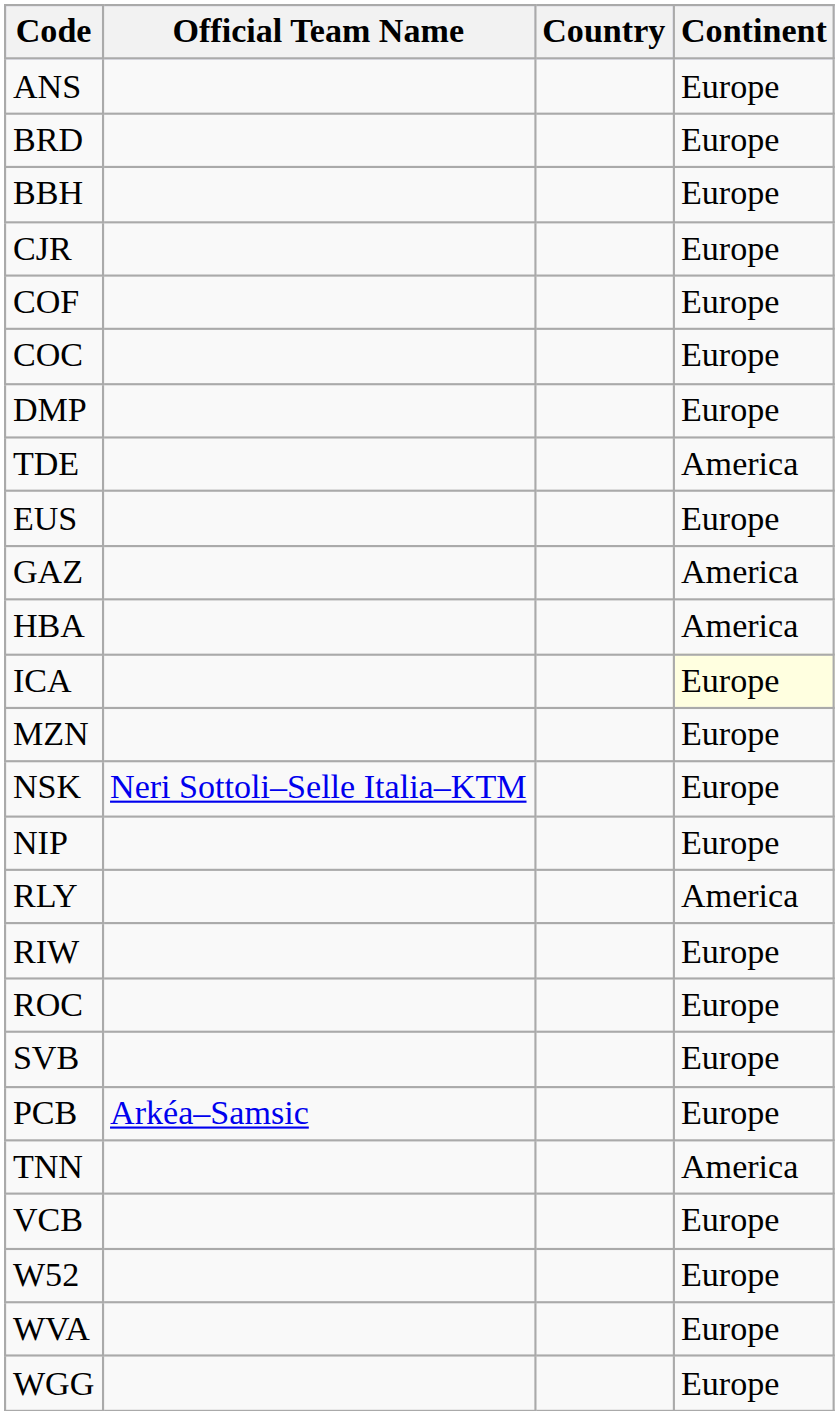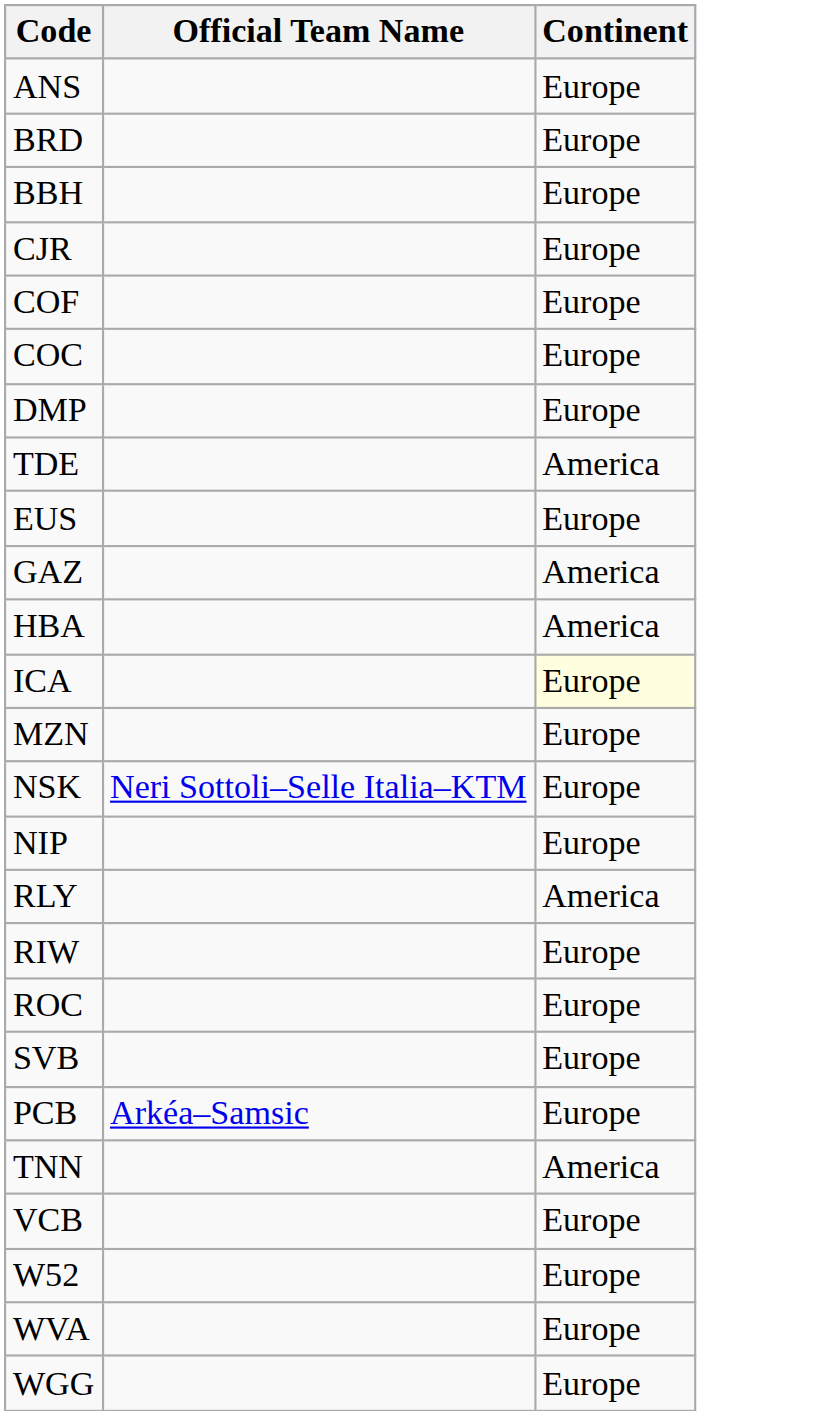- column: (604, 31)
